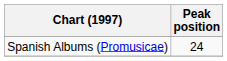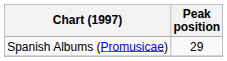(197, 46) 24 -> (197, 46) 29
